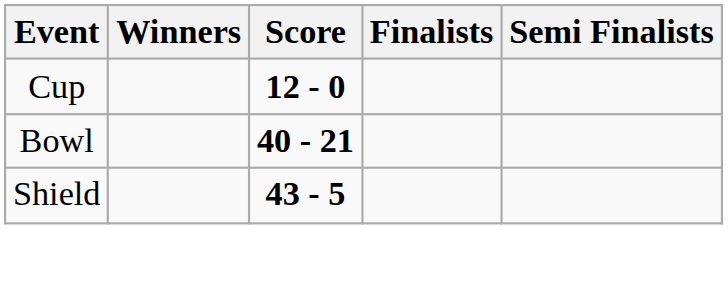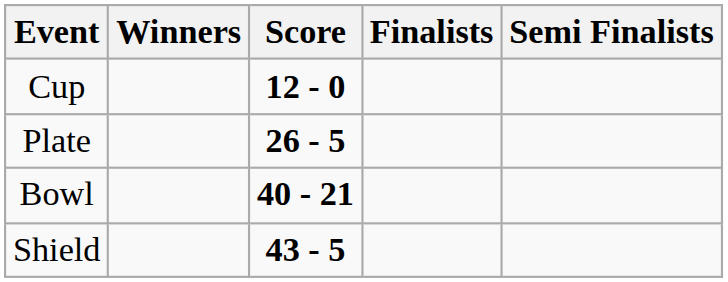+ row: (57, 140)
